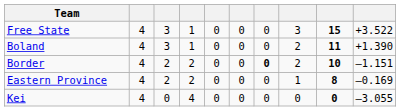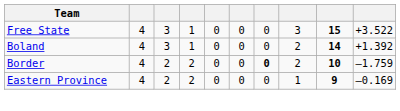(334, 47) 11 -> (334, 47) 14
(374, 47) +1.390 -> (374, 47) +1.392
(374, 64) –1.151 -> (374, 64) –1.759
(334, 81) 8 -> (334, 81) 9
- row: (16, 98)
